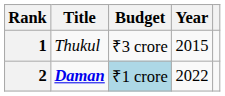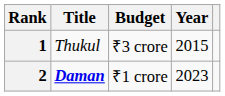(140, 77) lightblue background -> (140, 77) no background
(192, 76) 2022 -> (192, 76) 2023
